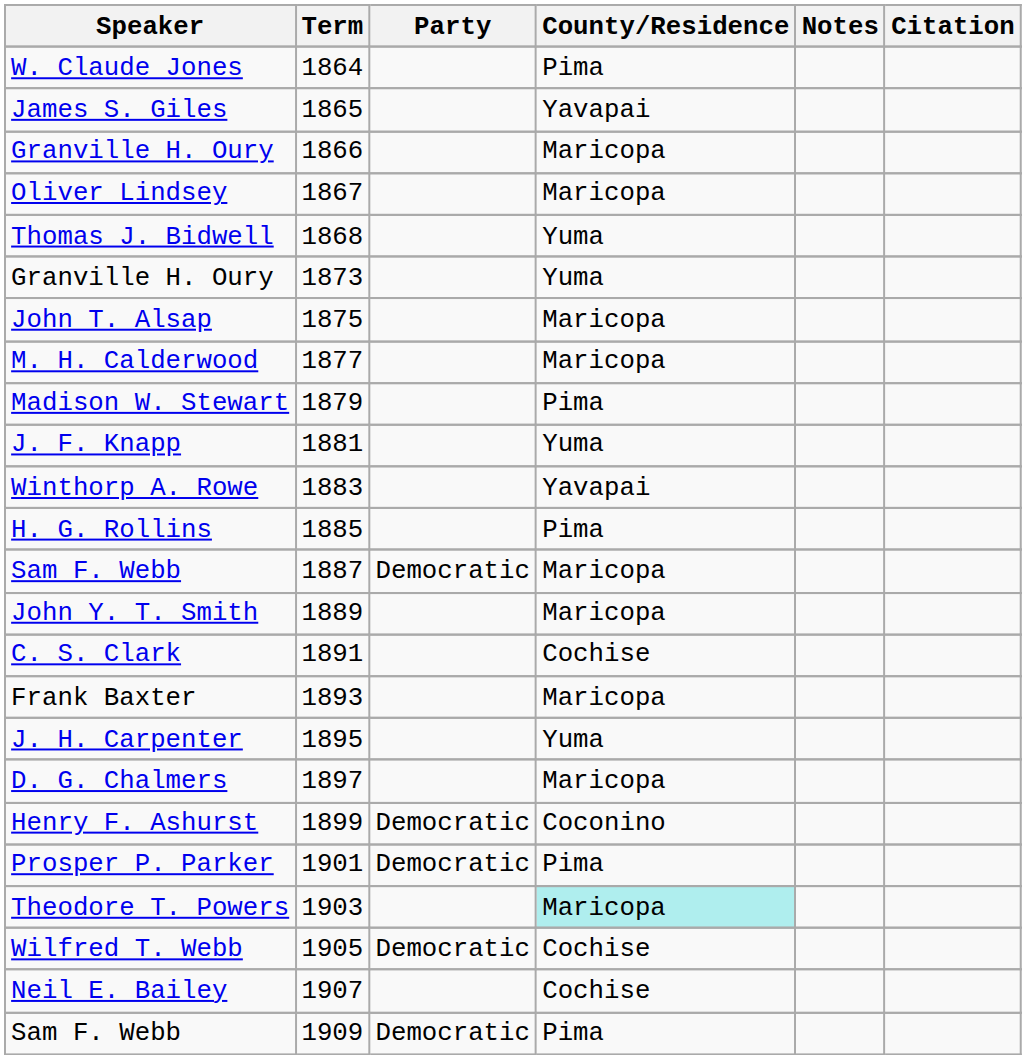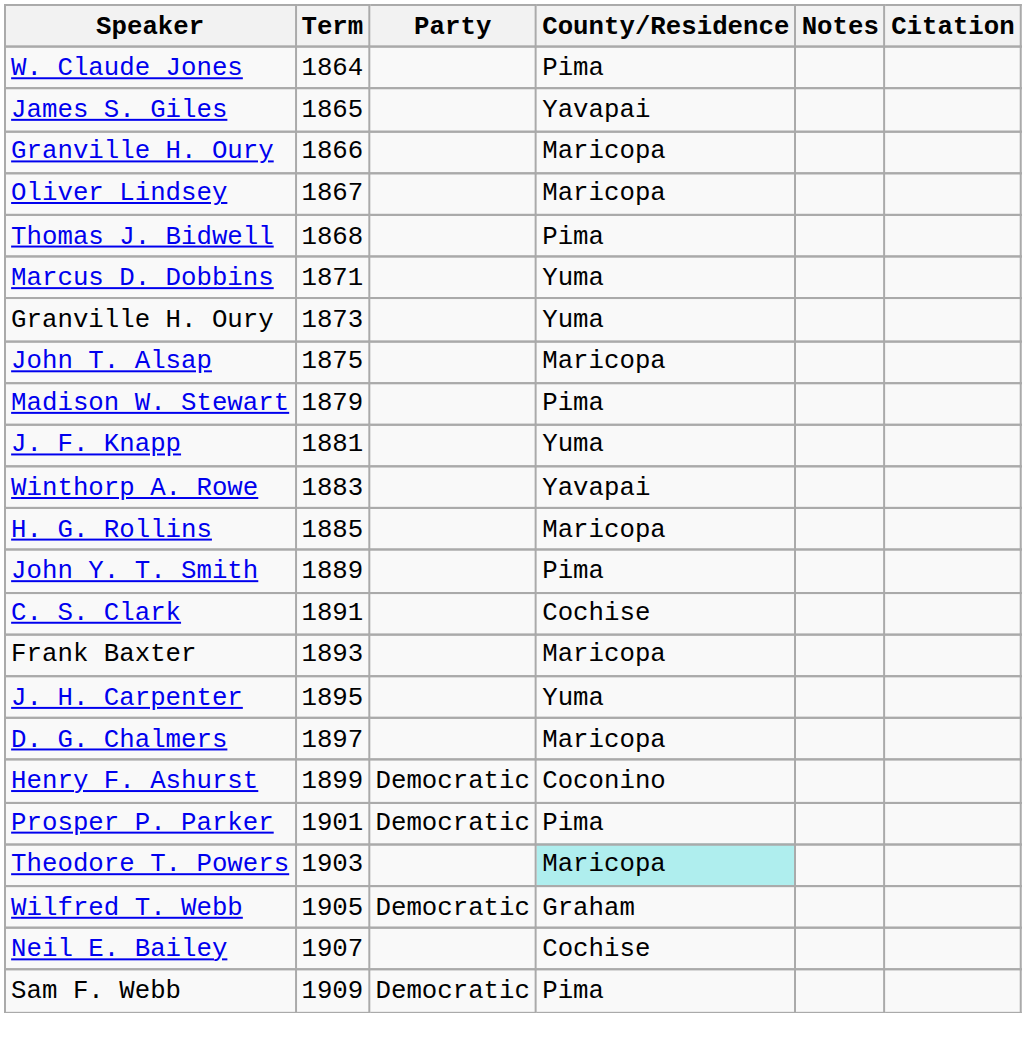(573, 236) Yuma -> (573, 236) Pima
+ row: (142, 278)
- row: (135, 362)
(573, 529) Pima -> (604, 529) Maricopa
- row: (96, 571)
(604, 613) Maricopa -> (573, 571) Pima
(596, 949) Cochise -> (589, 907) Graham
